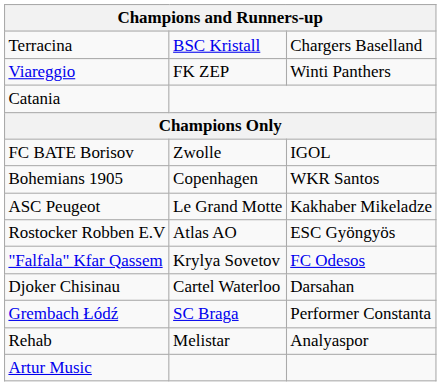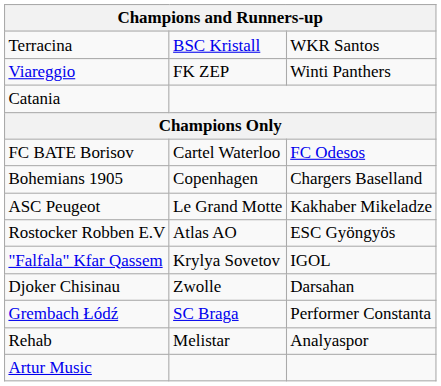(356, 44) Chargers Baselland -> (335, 44) WKR Santos
(197, 152) Zwolle -> (227, 152) Cartel Waterloo
(310, 152) IGOL -> (328, 152) FC Odesos
(335, 179) WKR Santos -> (356, 179) Chargers Baselland
(328, 260) FC Odesos -> (310, 260) IGOL
(227, 286) Cartel Waterloo -> (197, 286) Zwolle
